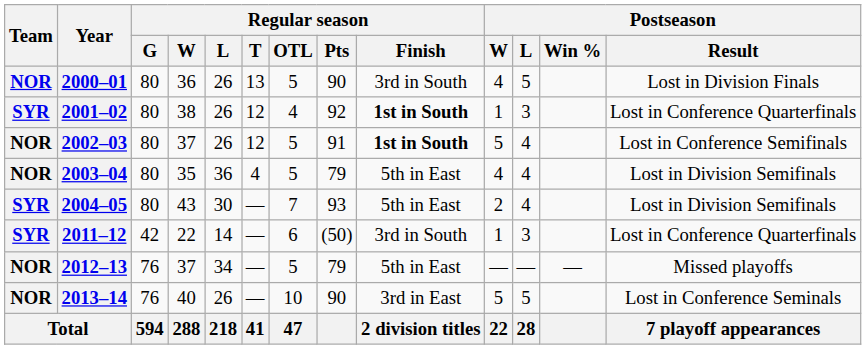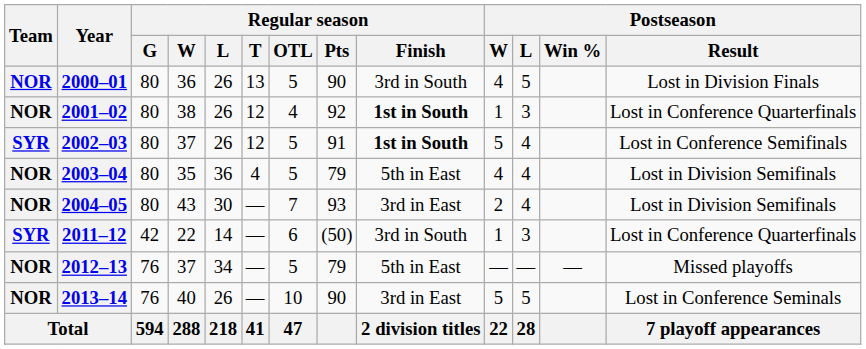(31, 112) SYR -> (31, 112) NOR
(31, 143) NOR -> (31, 143) SYR
(31, 205) SYR -> (31, 205) NOR
(421, 205) 5th in East -> (421, 205) 3rd in East
